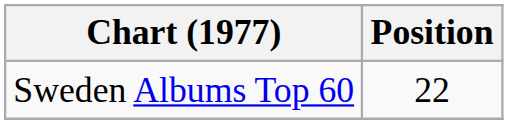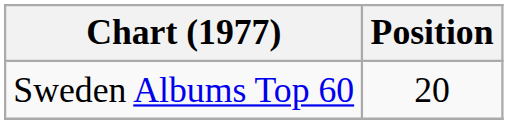(432, 89) 22 -> (432, 89) 20
